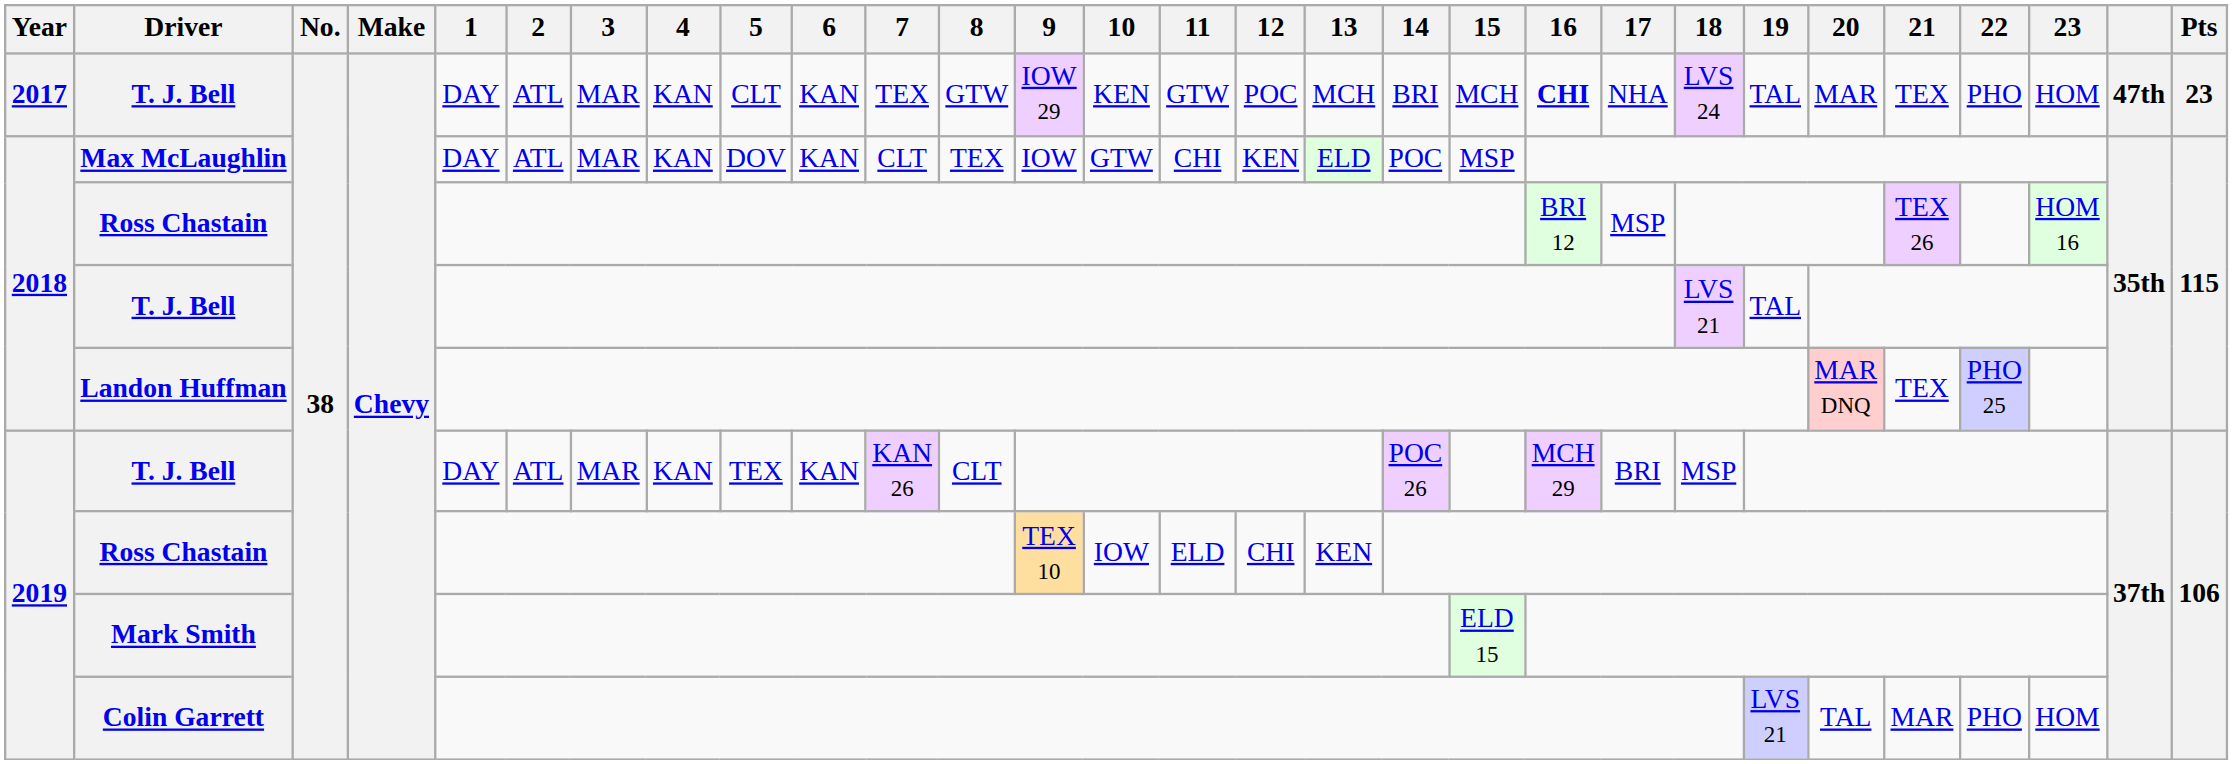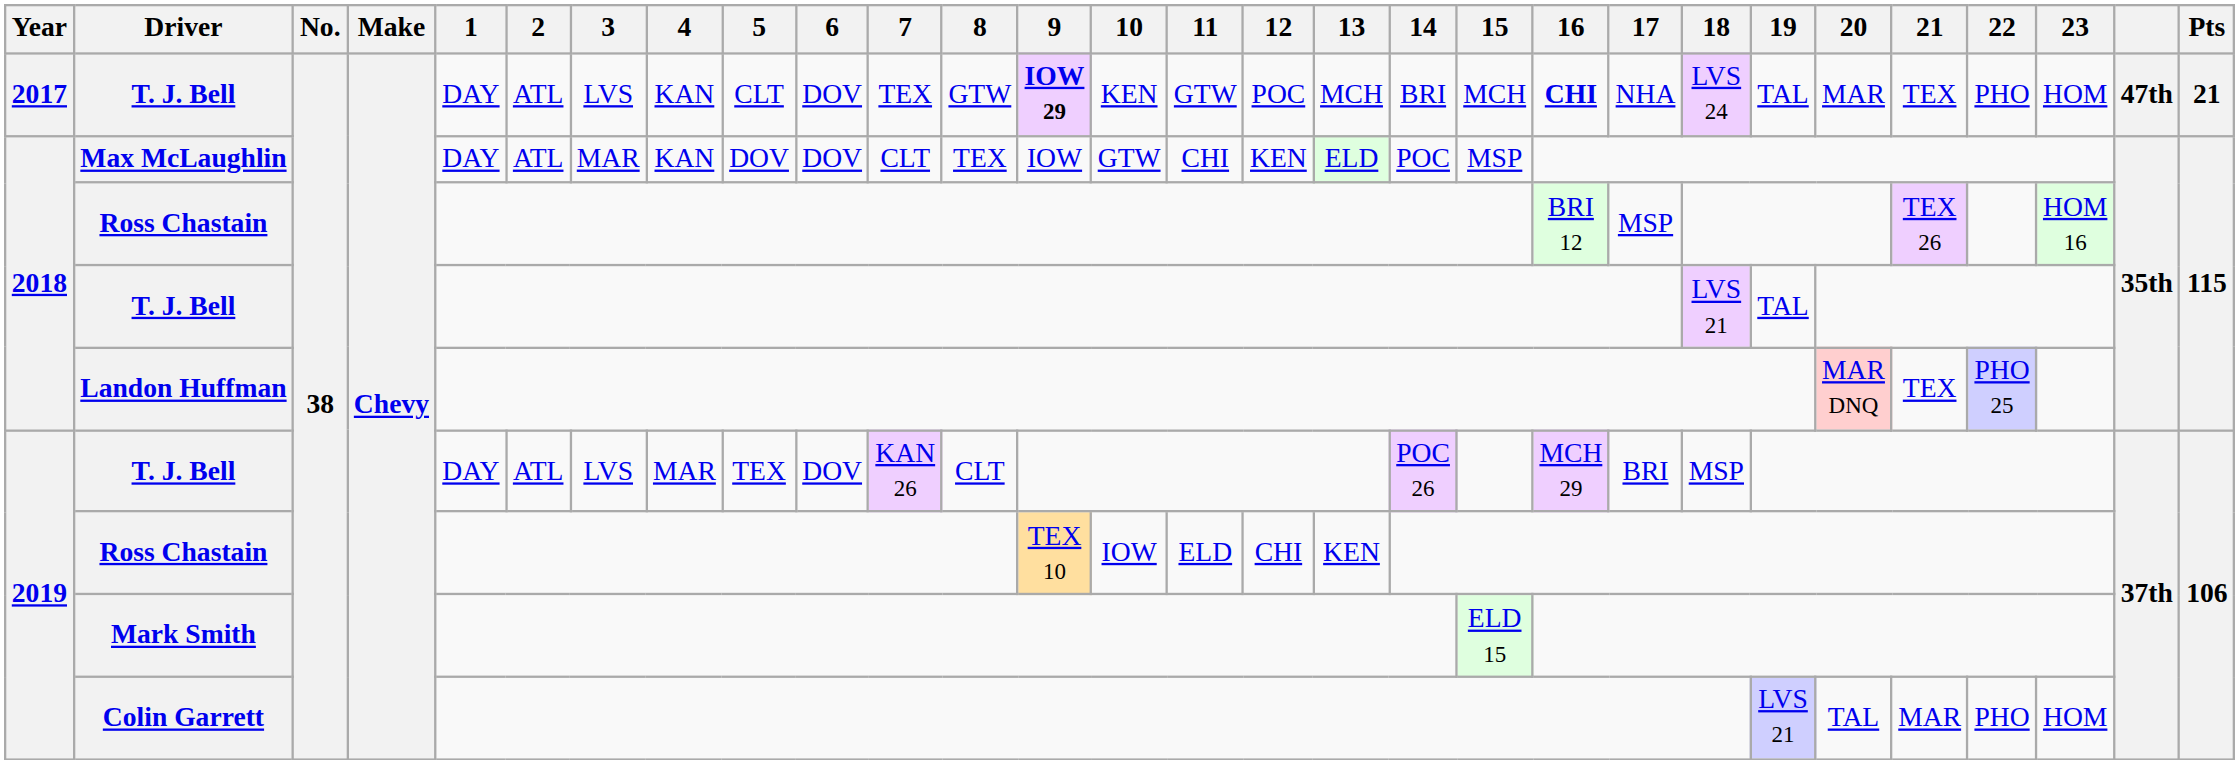(608, 93) MAR -> (608, 93) LVS
(829, 93) KAN -> (832, 93) DOV
(1049, 92) normal -> (1055, 93) bold
(2199, 93) 23 -> (2207, 93) 21
(829, 158) KAN -> (832, 158) DOV
(608, 470) MAR -> (608, 470) LVS
(683, 470) KAN -> (684, 470) MAR
(829, 470) KAN -> (832, 470) DOV
